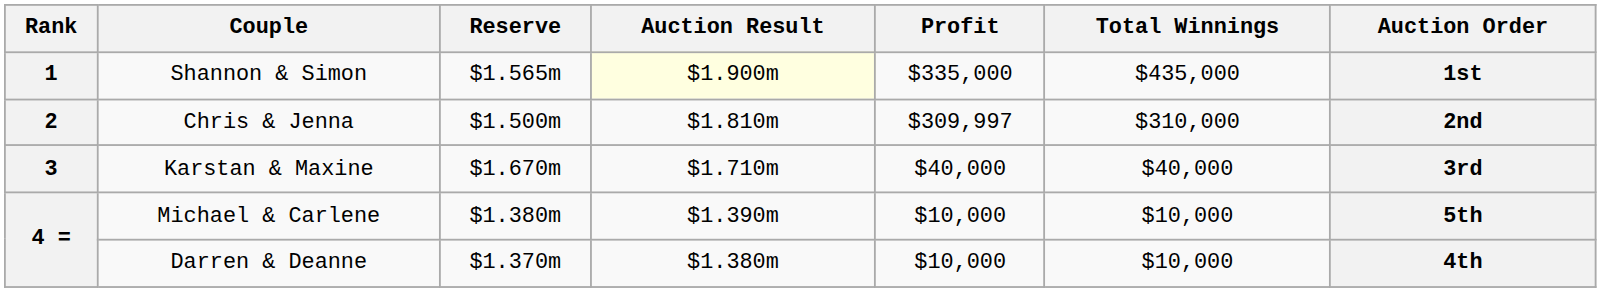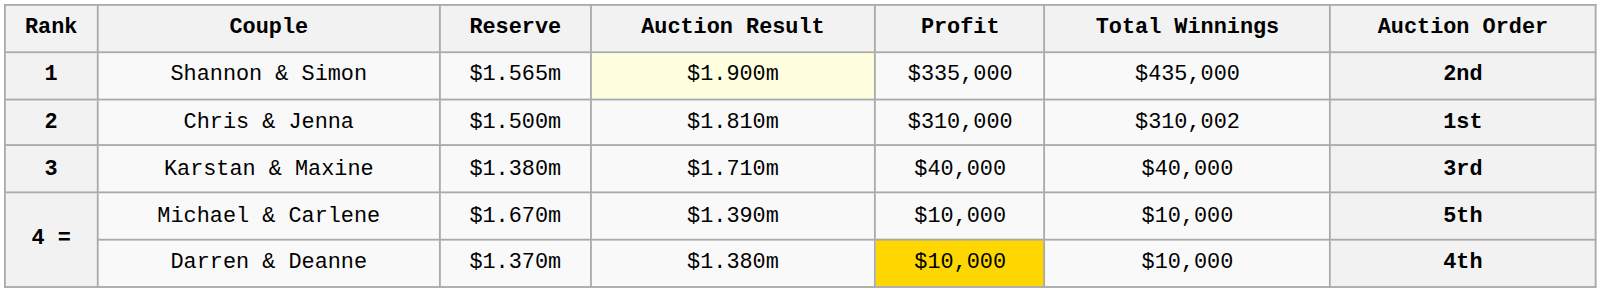(1463, 75) 1st -> (1463, 75) 2nd
(960, 122) $309,997 -> (960, 122) $310,000
(1187, 122) $310,000 -> (1187, 122) $310,002
(1463, 122) 2nd -> (1463, 122) 1st
(515, 169) $1.670m -> (515, 169) $1.380m
(515, 216) $1.380m -> (515, 216) $1.670m
(960, 263) no background -> (960, 263) gold background
